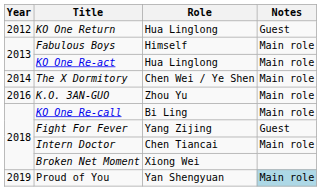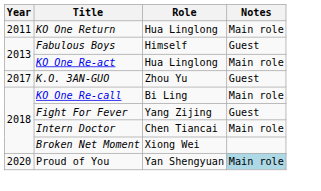(19, 29) 2012 -> (19, 29) 2011
(275, 29) Guest -> (256, 29) Main role
(287, 46) Main role -> (244, 46) Guest
- row: (82, 79)
(19, 95) 2016 -> (19, 79) 2017
(287, 95) Main role -> (244, 79) Guest
(19, 178) 2019 -> (19, 161) 2020
